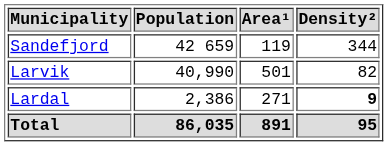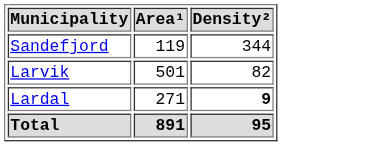- column: (185, 20)
